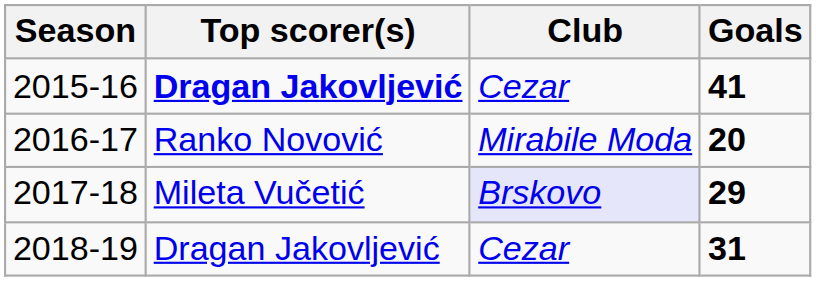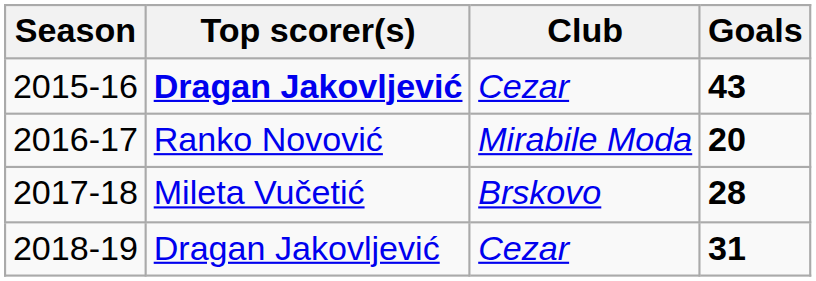(727, 85) 41 -> (727, 85) 43
(540, 193) lavender background -> (540, 193) no background
(727, 193) 29 -> (727, 193) 28
